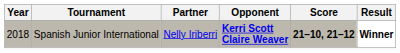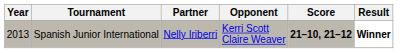(18, 34) 2018 -> (18, 34) 2013
(255, 34) bold -> (254, 34) normal
